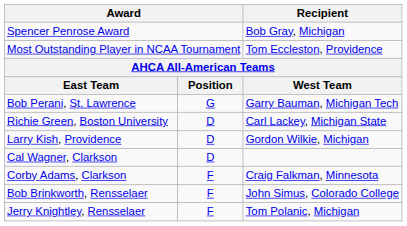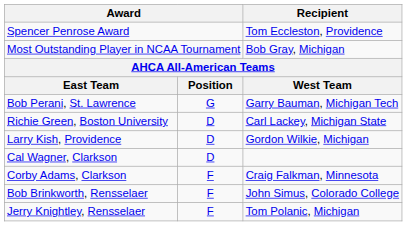(295, 31) Bob Gray, Michigan -> (314, 31) Tom Eccleston, Providence
(314, 49) Tom Eccleston, Providence -> (295, 49) Bob Gray, Michigan
